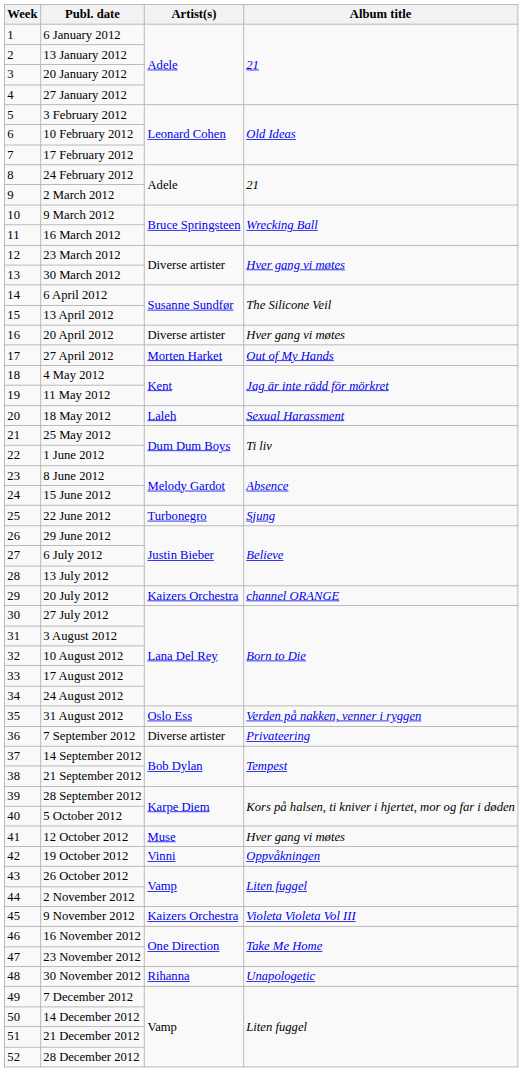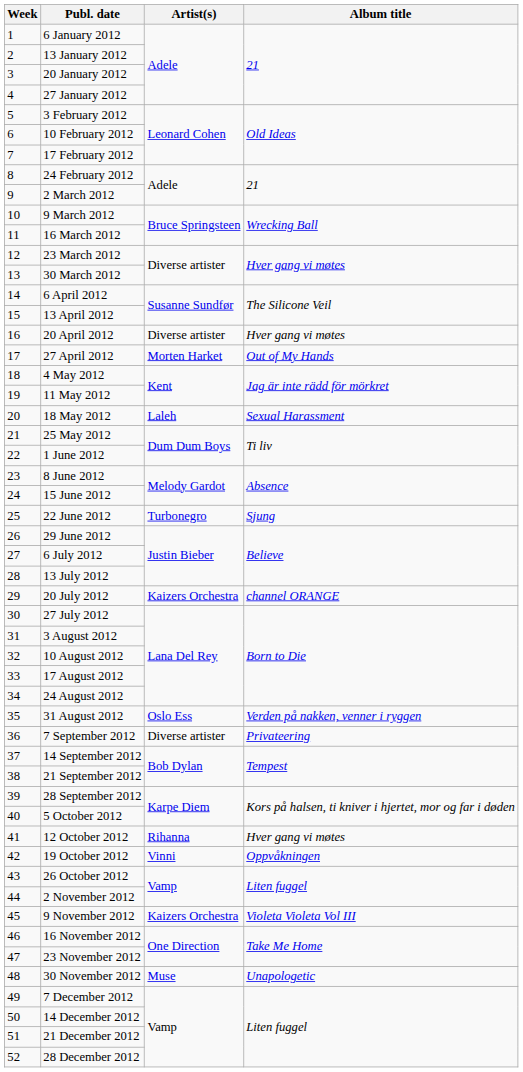(161, 836) Muse -> (169, 836) Rihanna
(169, 976) Rihanna -> (161, 976) Muse
